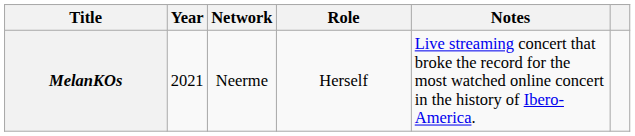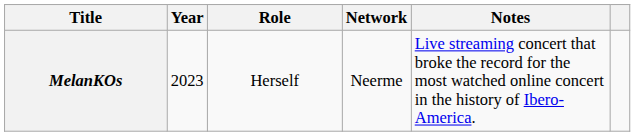columns swapped: (344, 17) <-> (242, 17)
(187, 80) 2021 -> (187, 80) 2023
